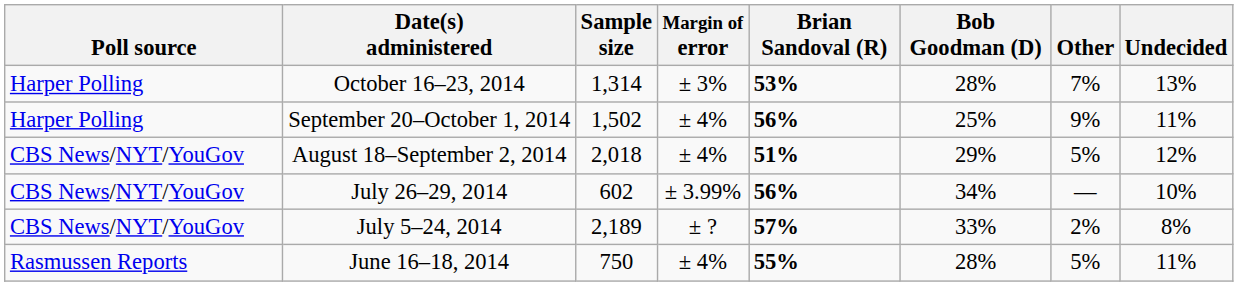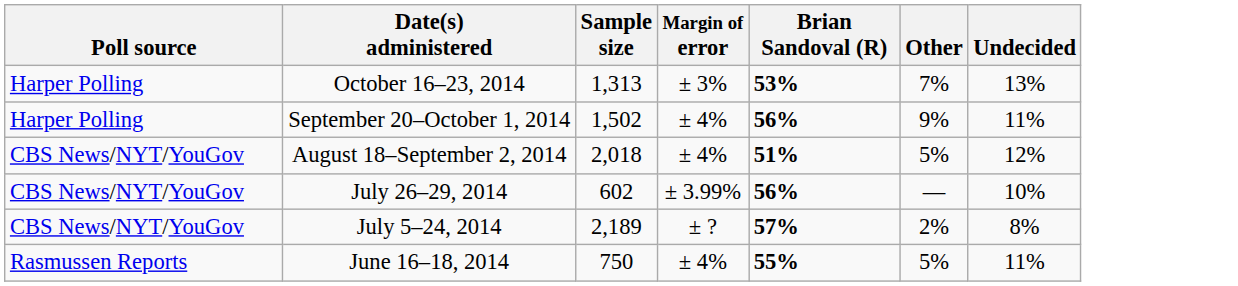- column: (976, 35)
(616, 83) 1,314 -> (616, 83) 1,313
